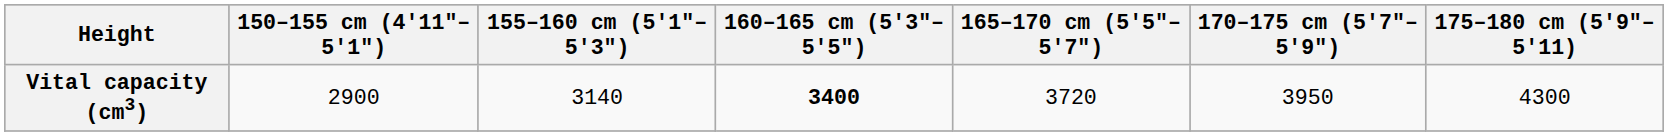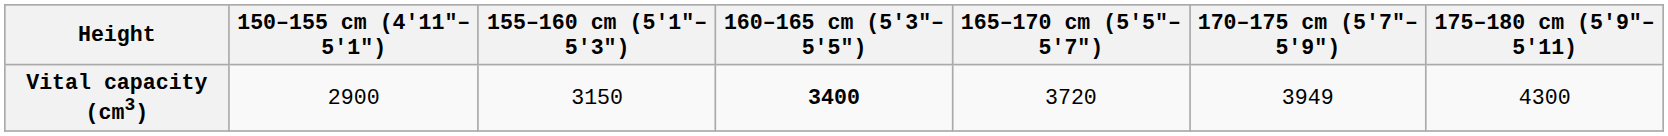(597, 98) 3140 -> (597, 98) 3150
(1308, 98) 3950 -> (1308, 98) 3949
